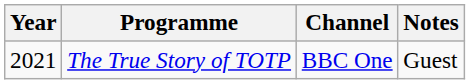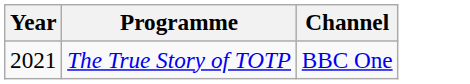- column: (431, 22)
